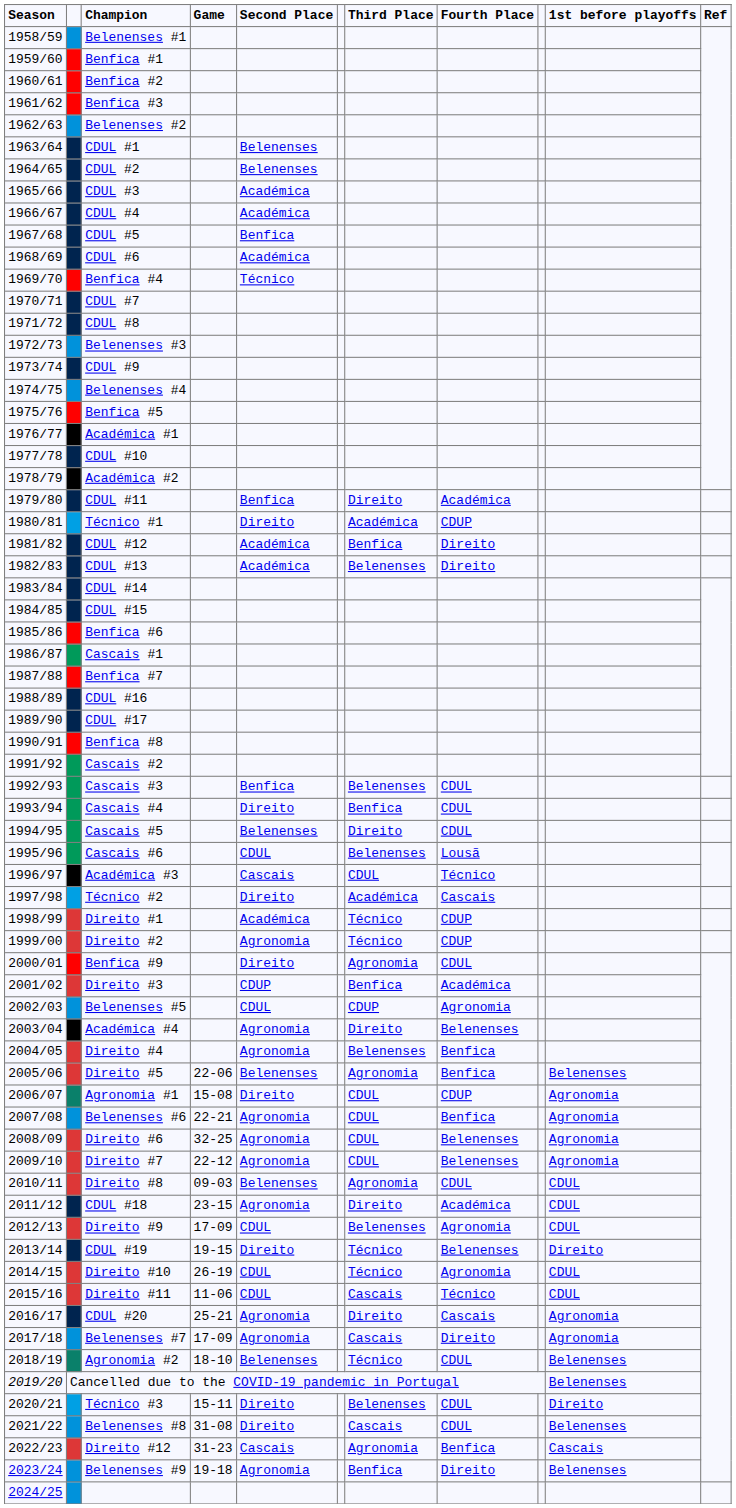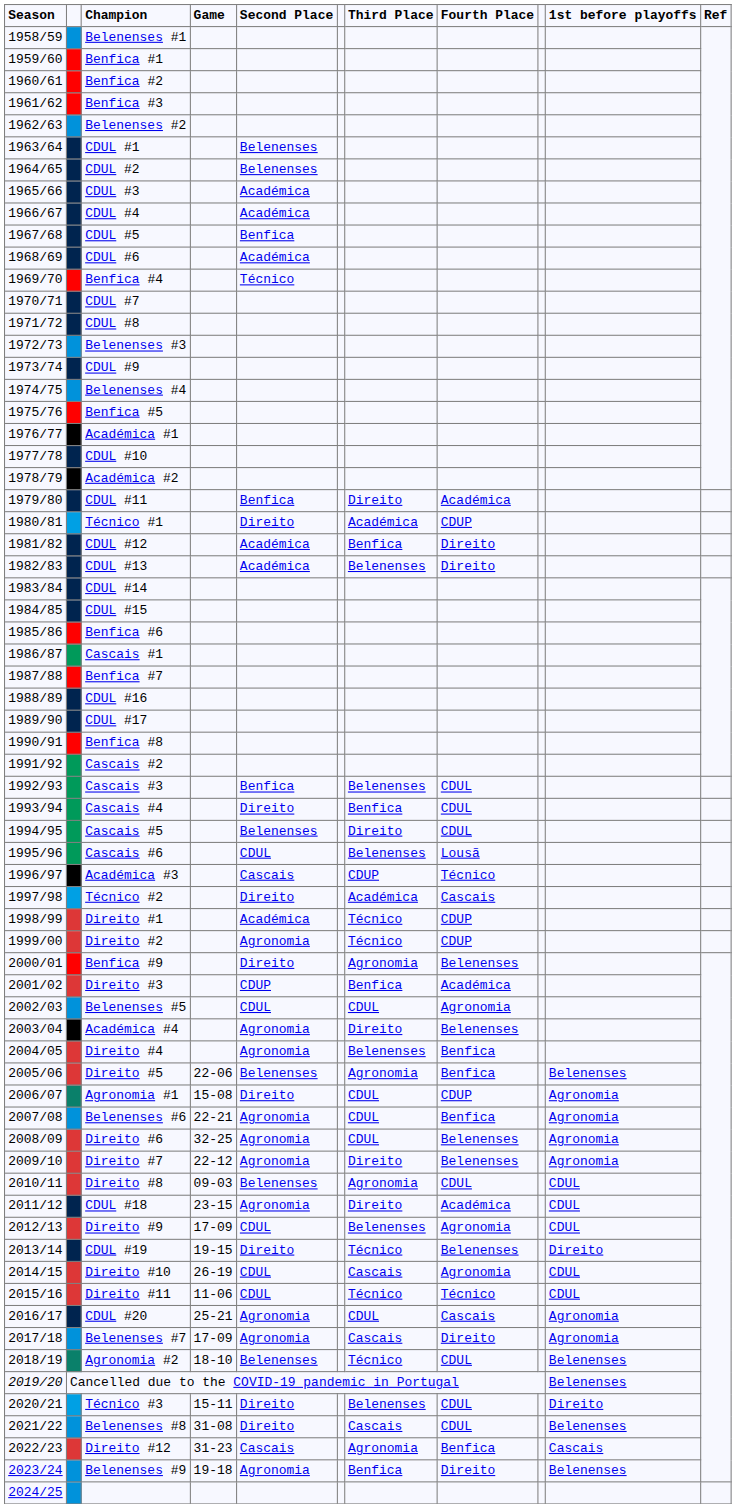(363, 875) CDUL -> (363, 875) CDUP
(456, 964) CDUL -> (480, 964) Belenenses
(363, 1008) CDUP -> (363, 1008) CDUL
(363, 1162) CDUL -> (375, 1162) Direito
(375, 1272) Técnico -> (375, 1272) Cascais
(375, 1294) Cascais -> (375, 1294) Técnico
(375, 1316) Direito -> (363, 1316) CDUL
